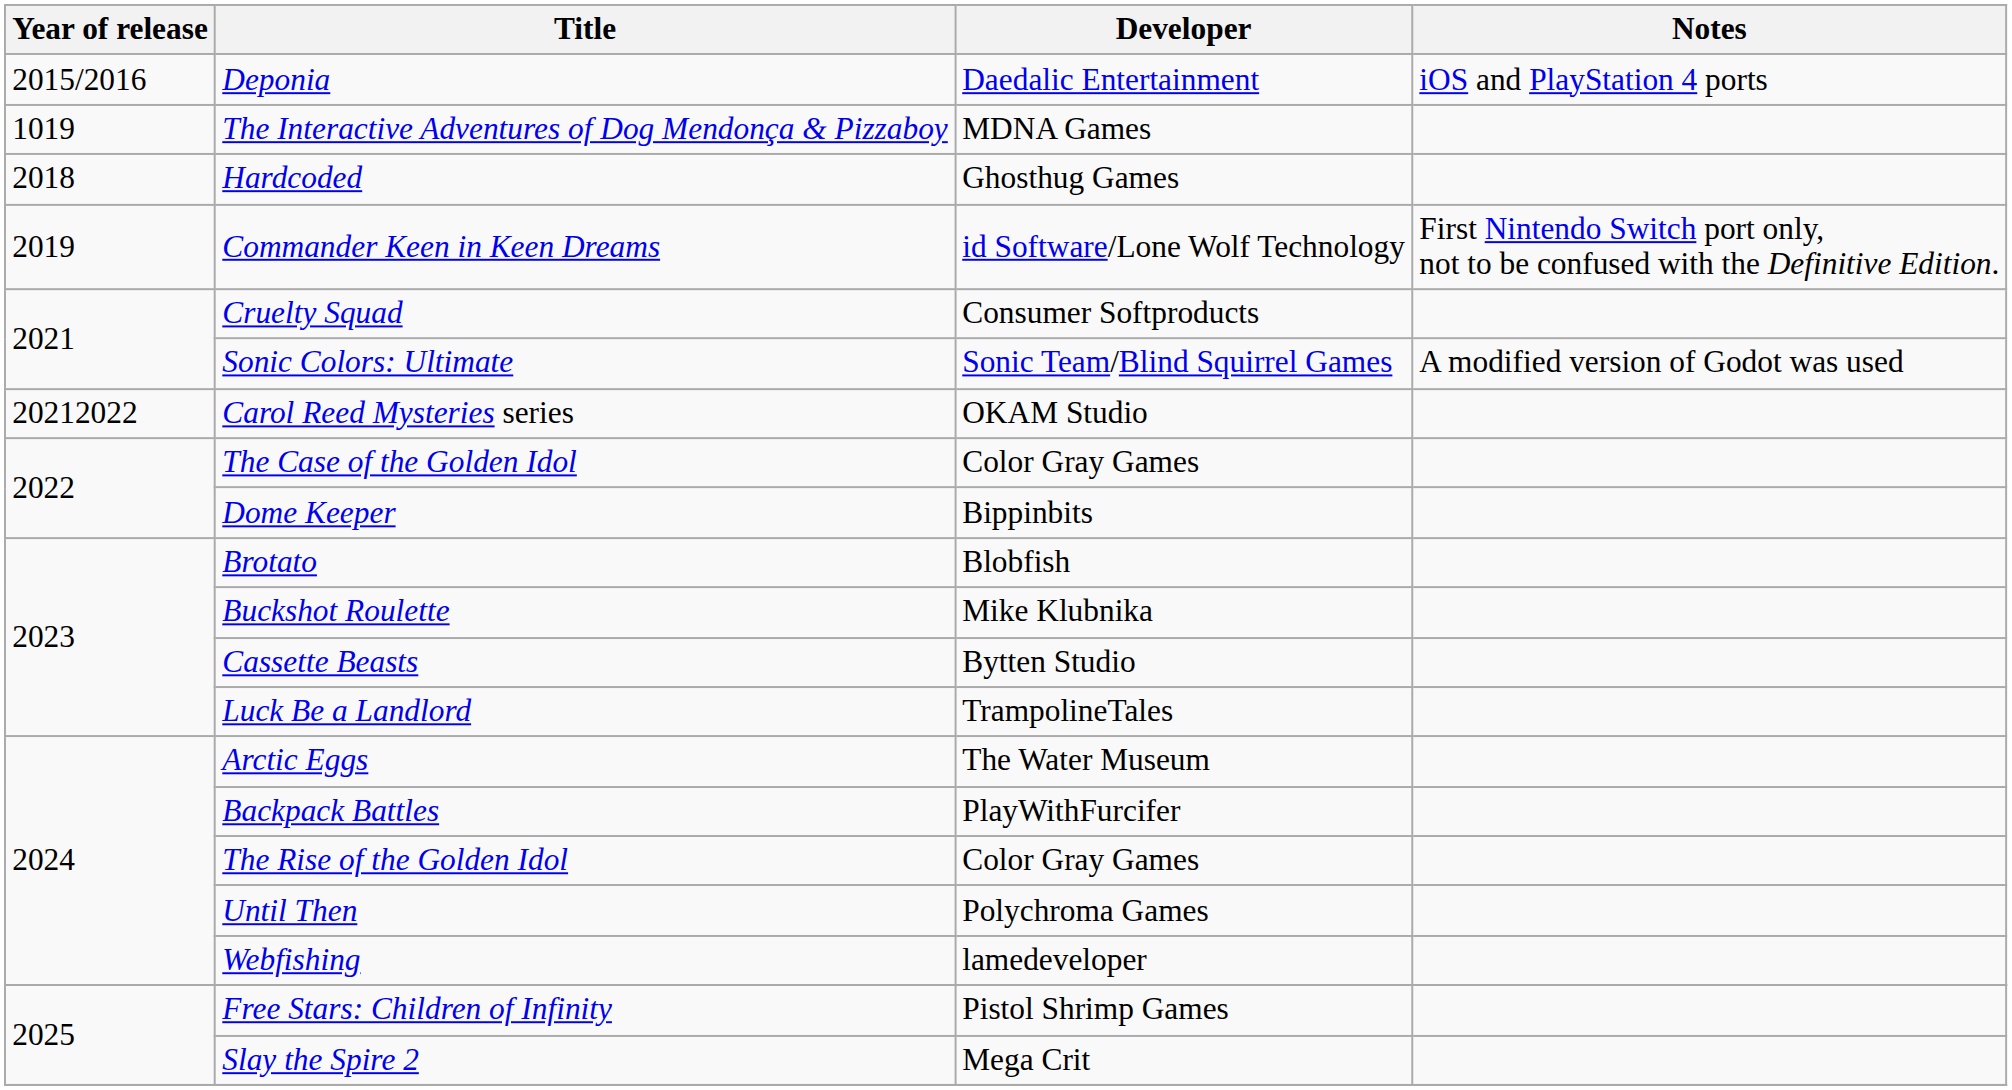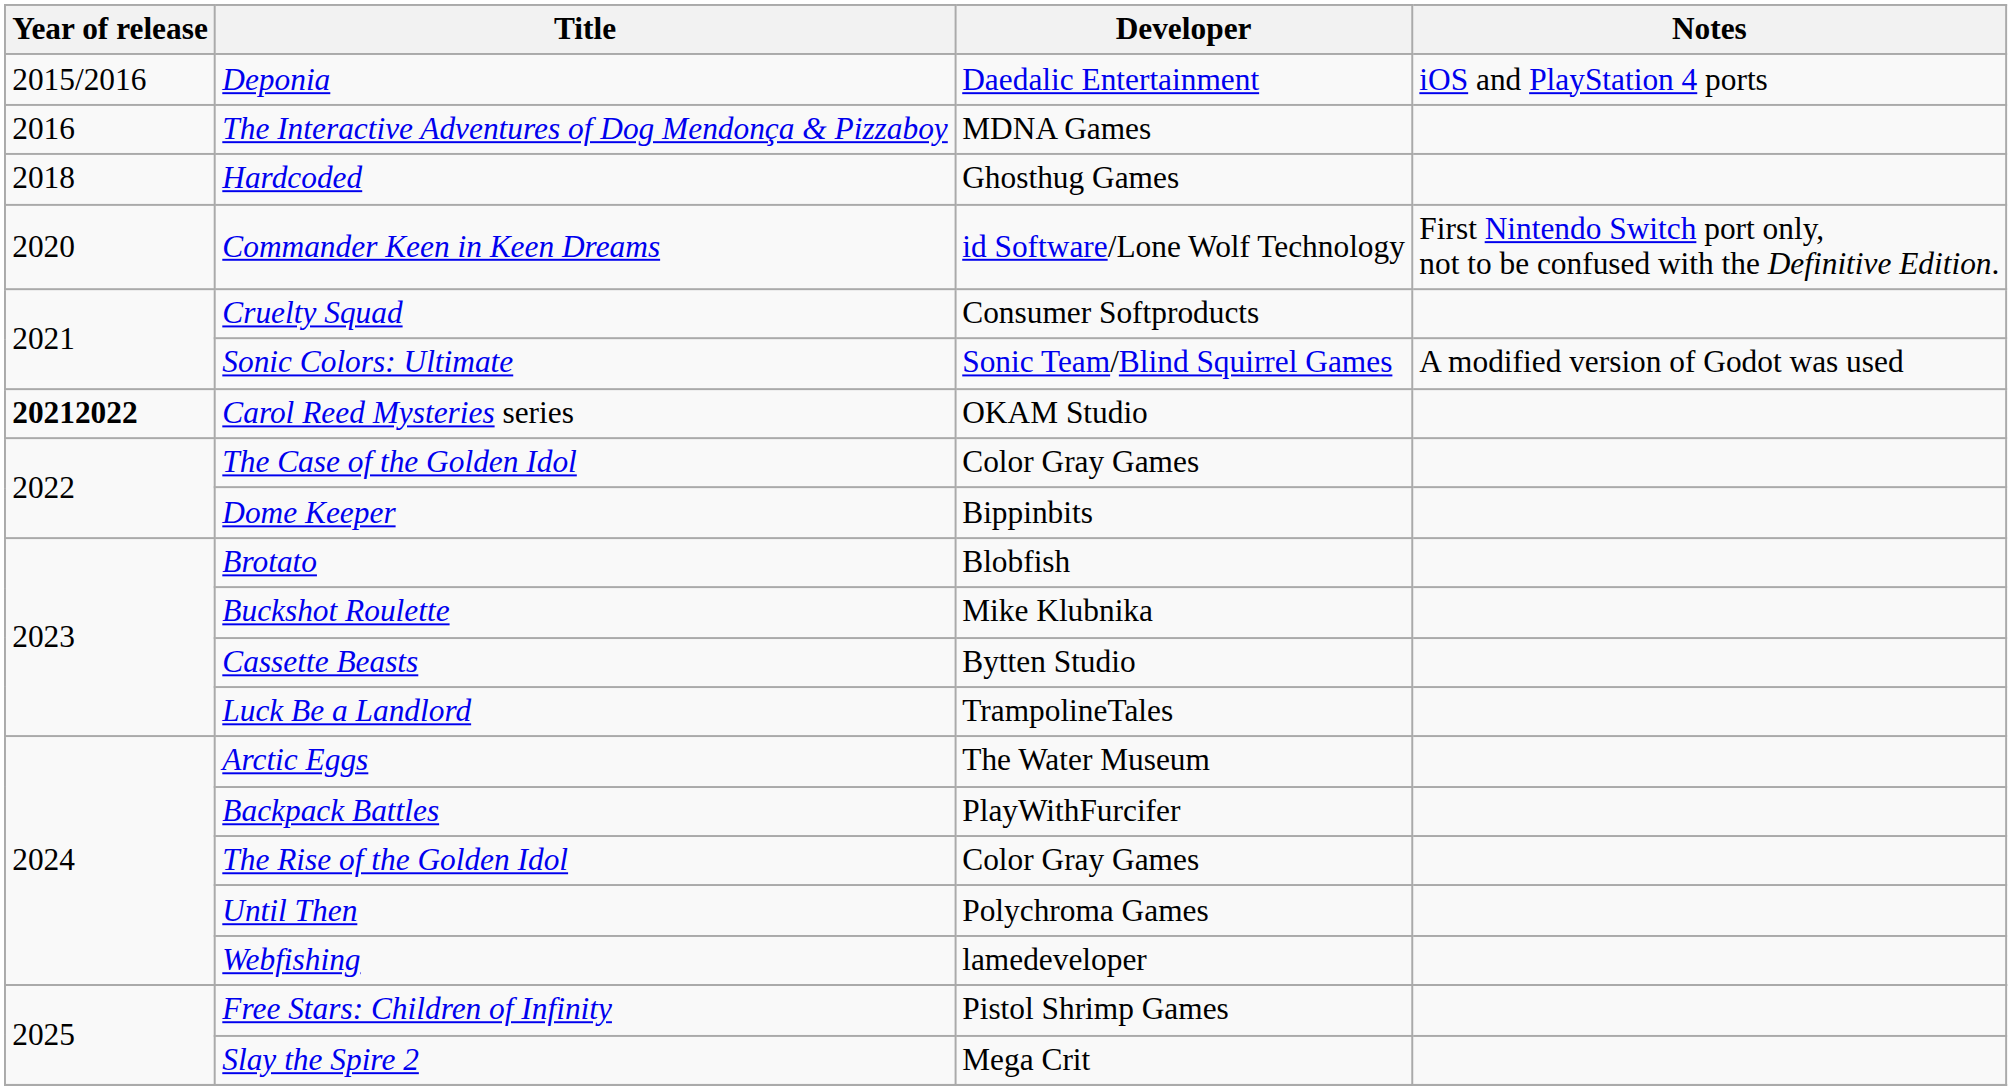(44, 128) 1019 -> (44, 128) 2016
(44, 245) 2019 -> (44, 245) 2020
(75, 412) normal -> (75, 412) bold
